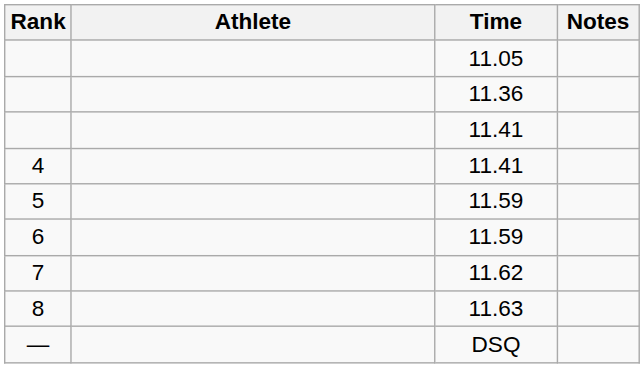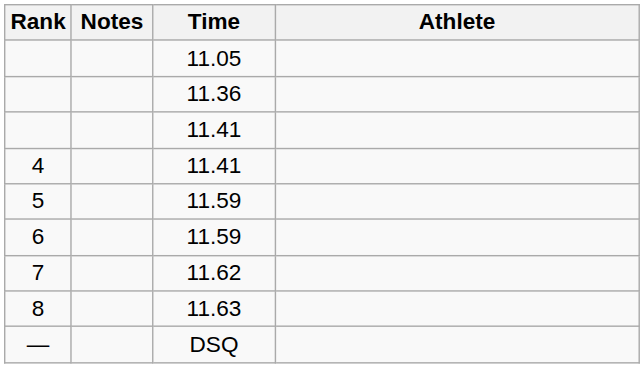columns swapped: (253, 22) <-> (598, 22)
